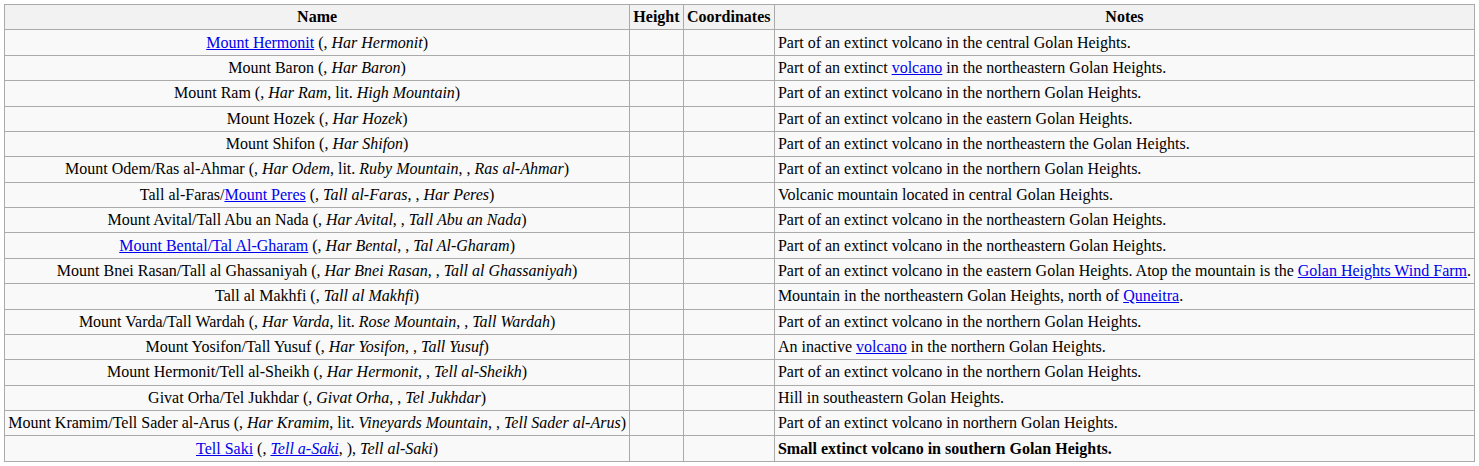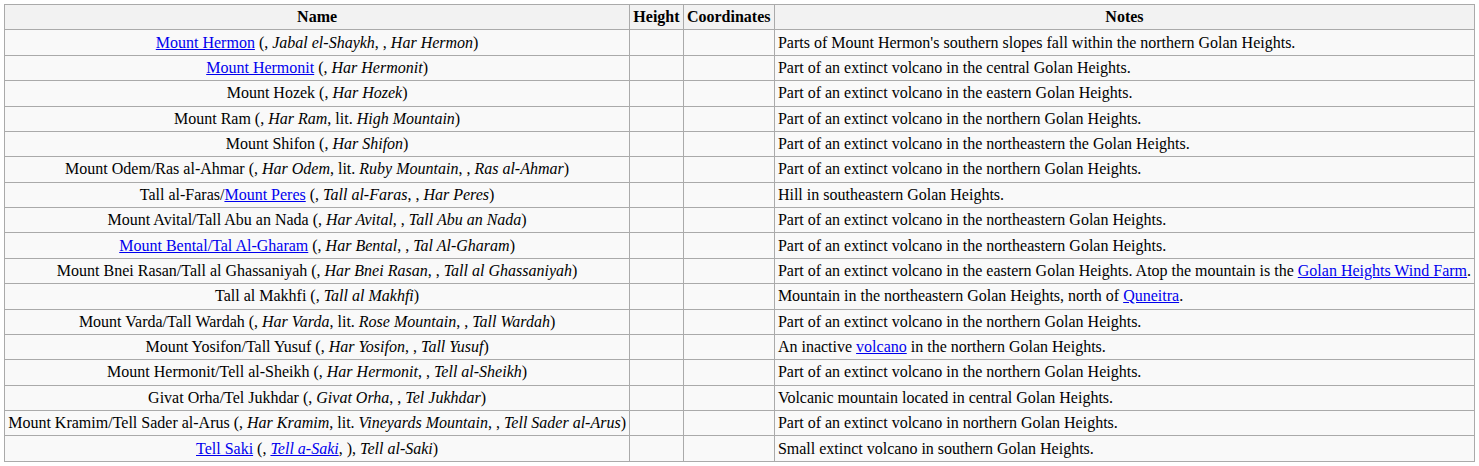+ row: (317, 42)
- row: (317, 67)
rows swapped: (317, 118) <-> (317, 93)
(945, 194) Volcanic mountain located in central Golan Heights. -> (891, 194) Hill in southeastern Golan Heights.
(891, 397) Hill in southeastern Golan Heights. -> (945, 397) Volcanic mountain located in central Golan Heights.
(945, 448) bold -> (936, 448) normal
